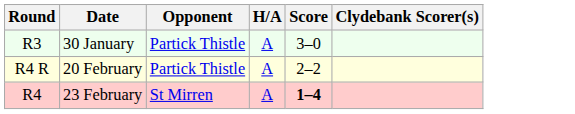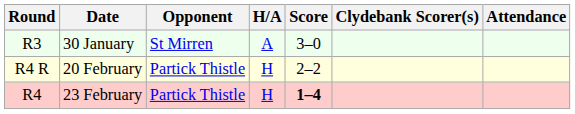+ column: (526, 17)
(197, 43) Partick Thistle -> (181, 43) St Mirren
(267, 69) A -> (267, 69) H
(181, 95) St Mirren -> (197, 95) Partick Thistle
(267, 95) A -> (267, 95) H
